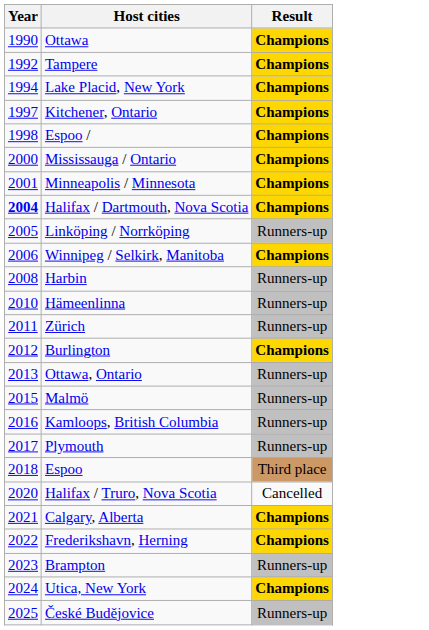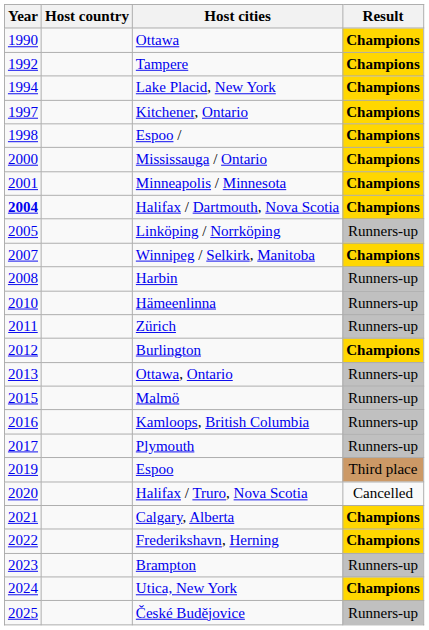+ column: (87, 16)
(23, 254) 2006 -> (23, 254) 2007
(23, 469) 2018 -> (23, 469) 2019
